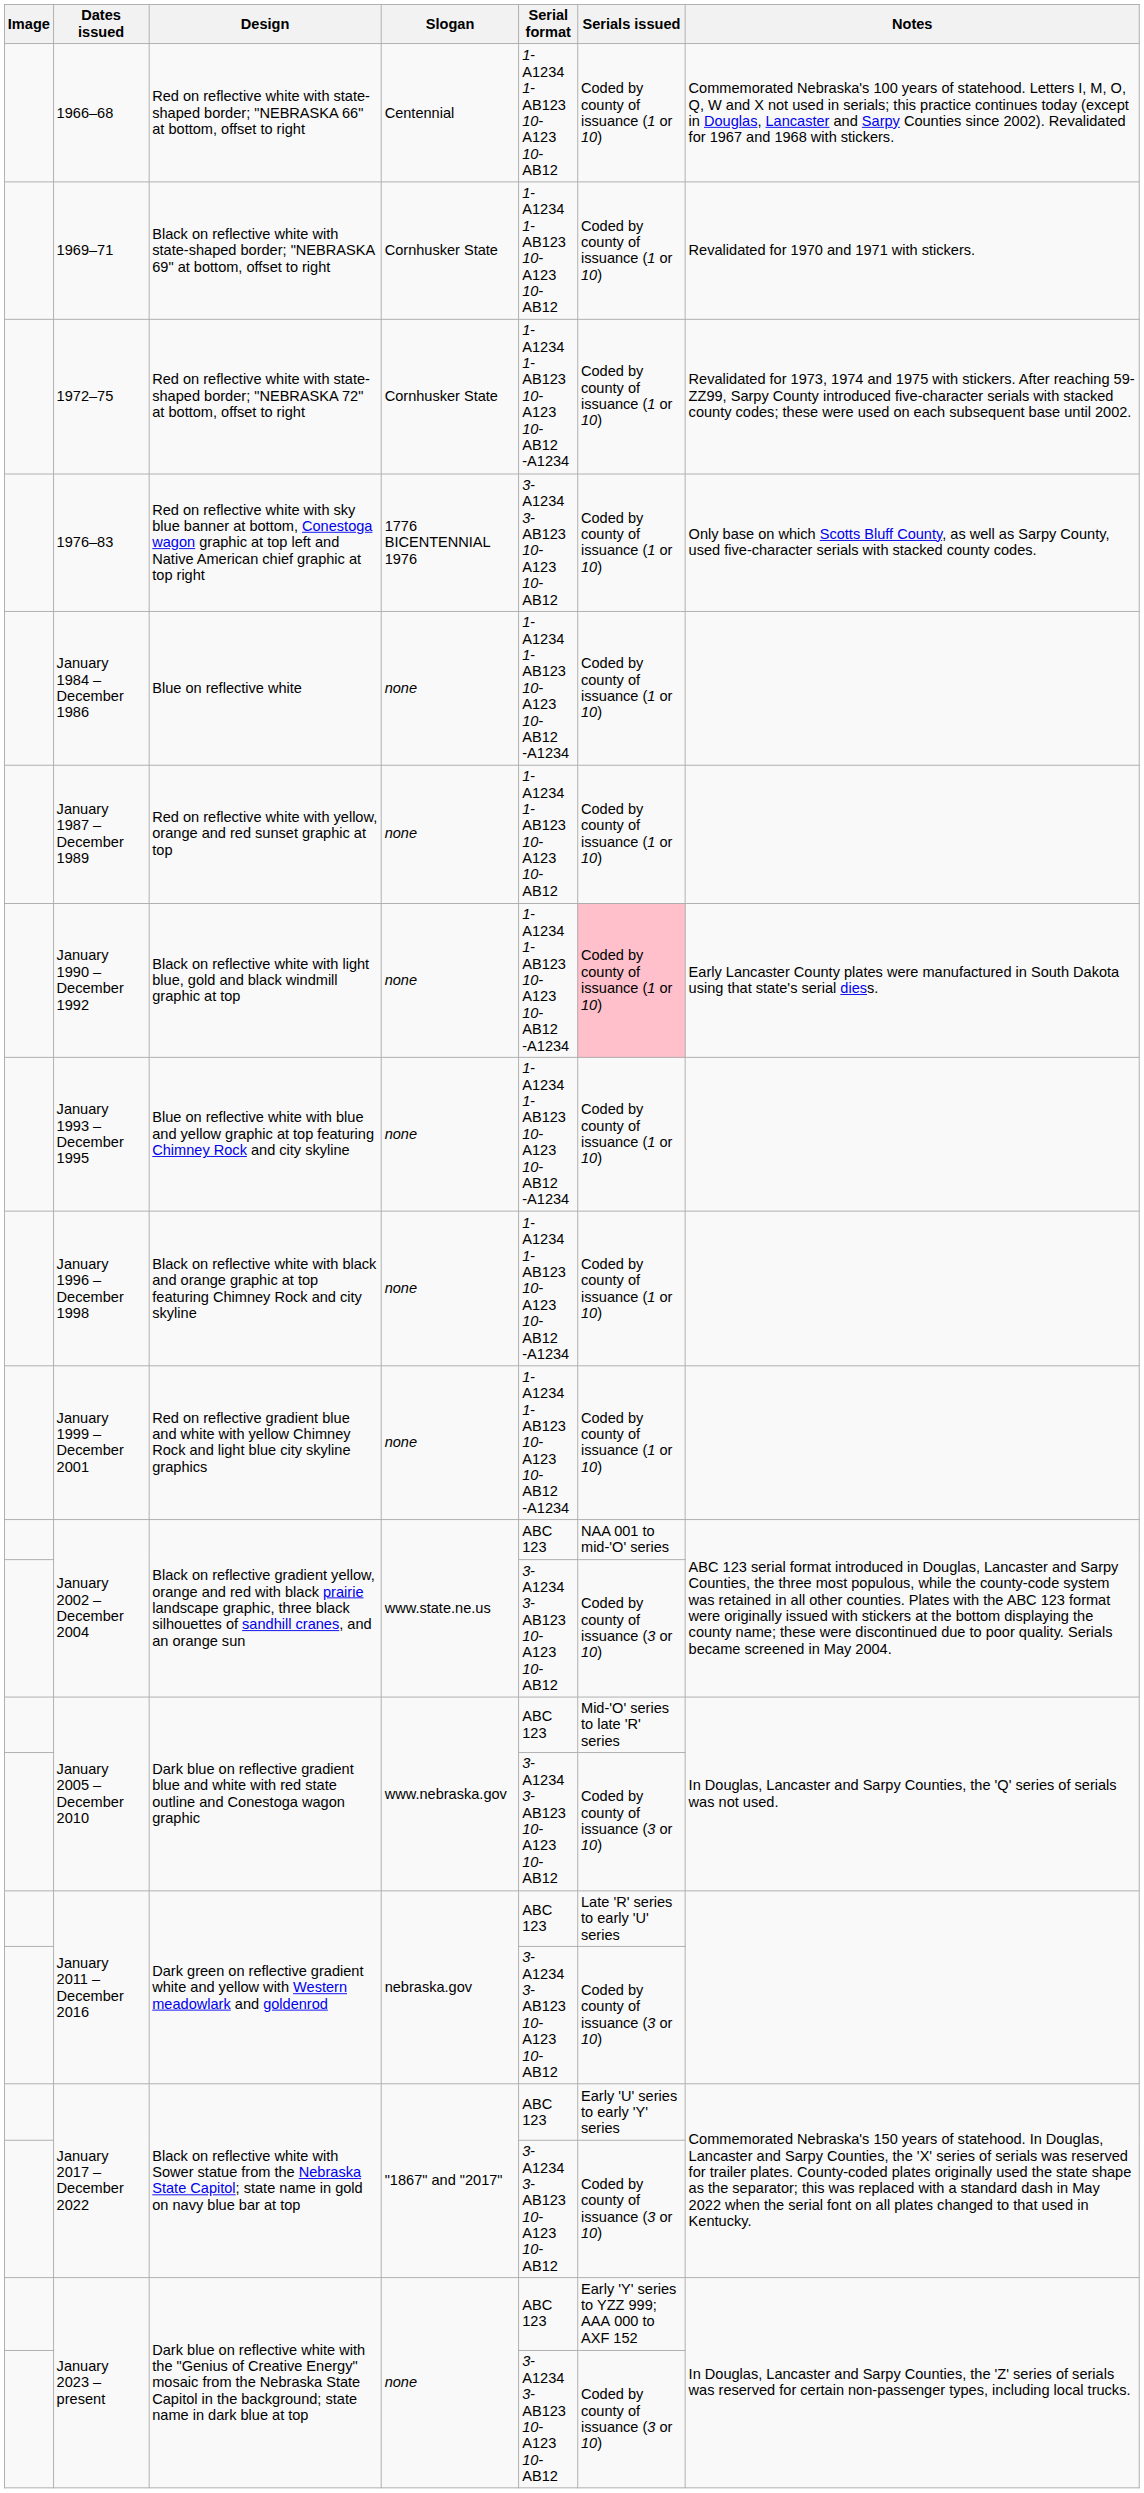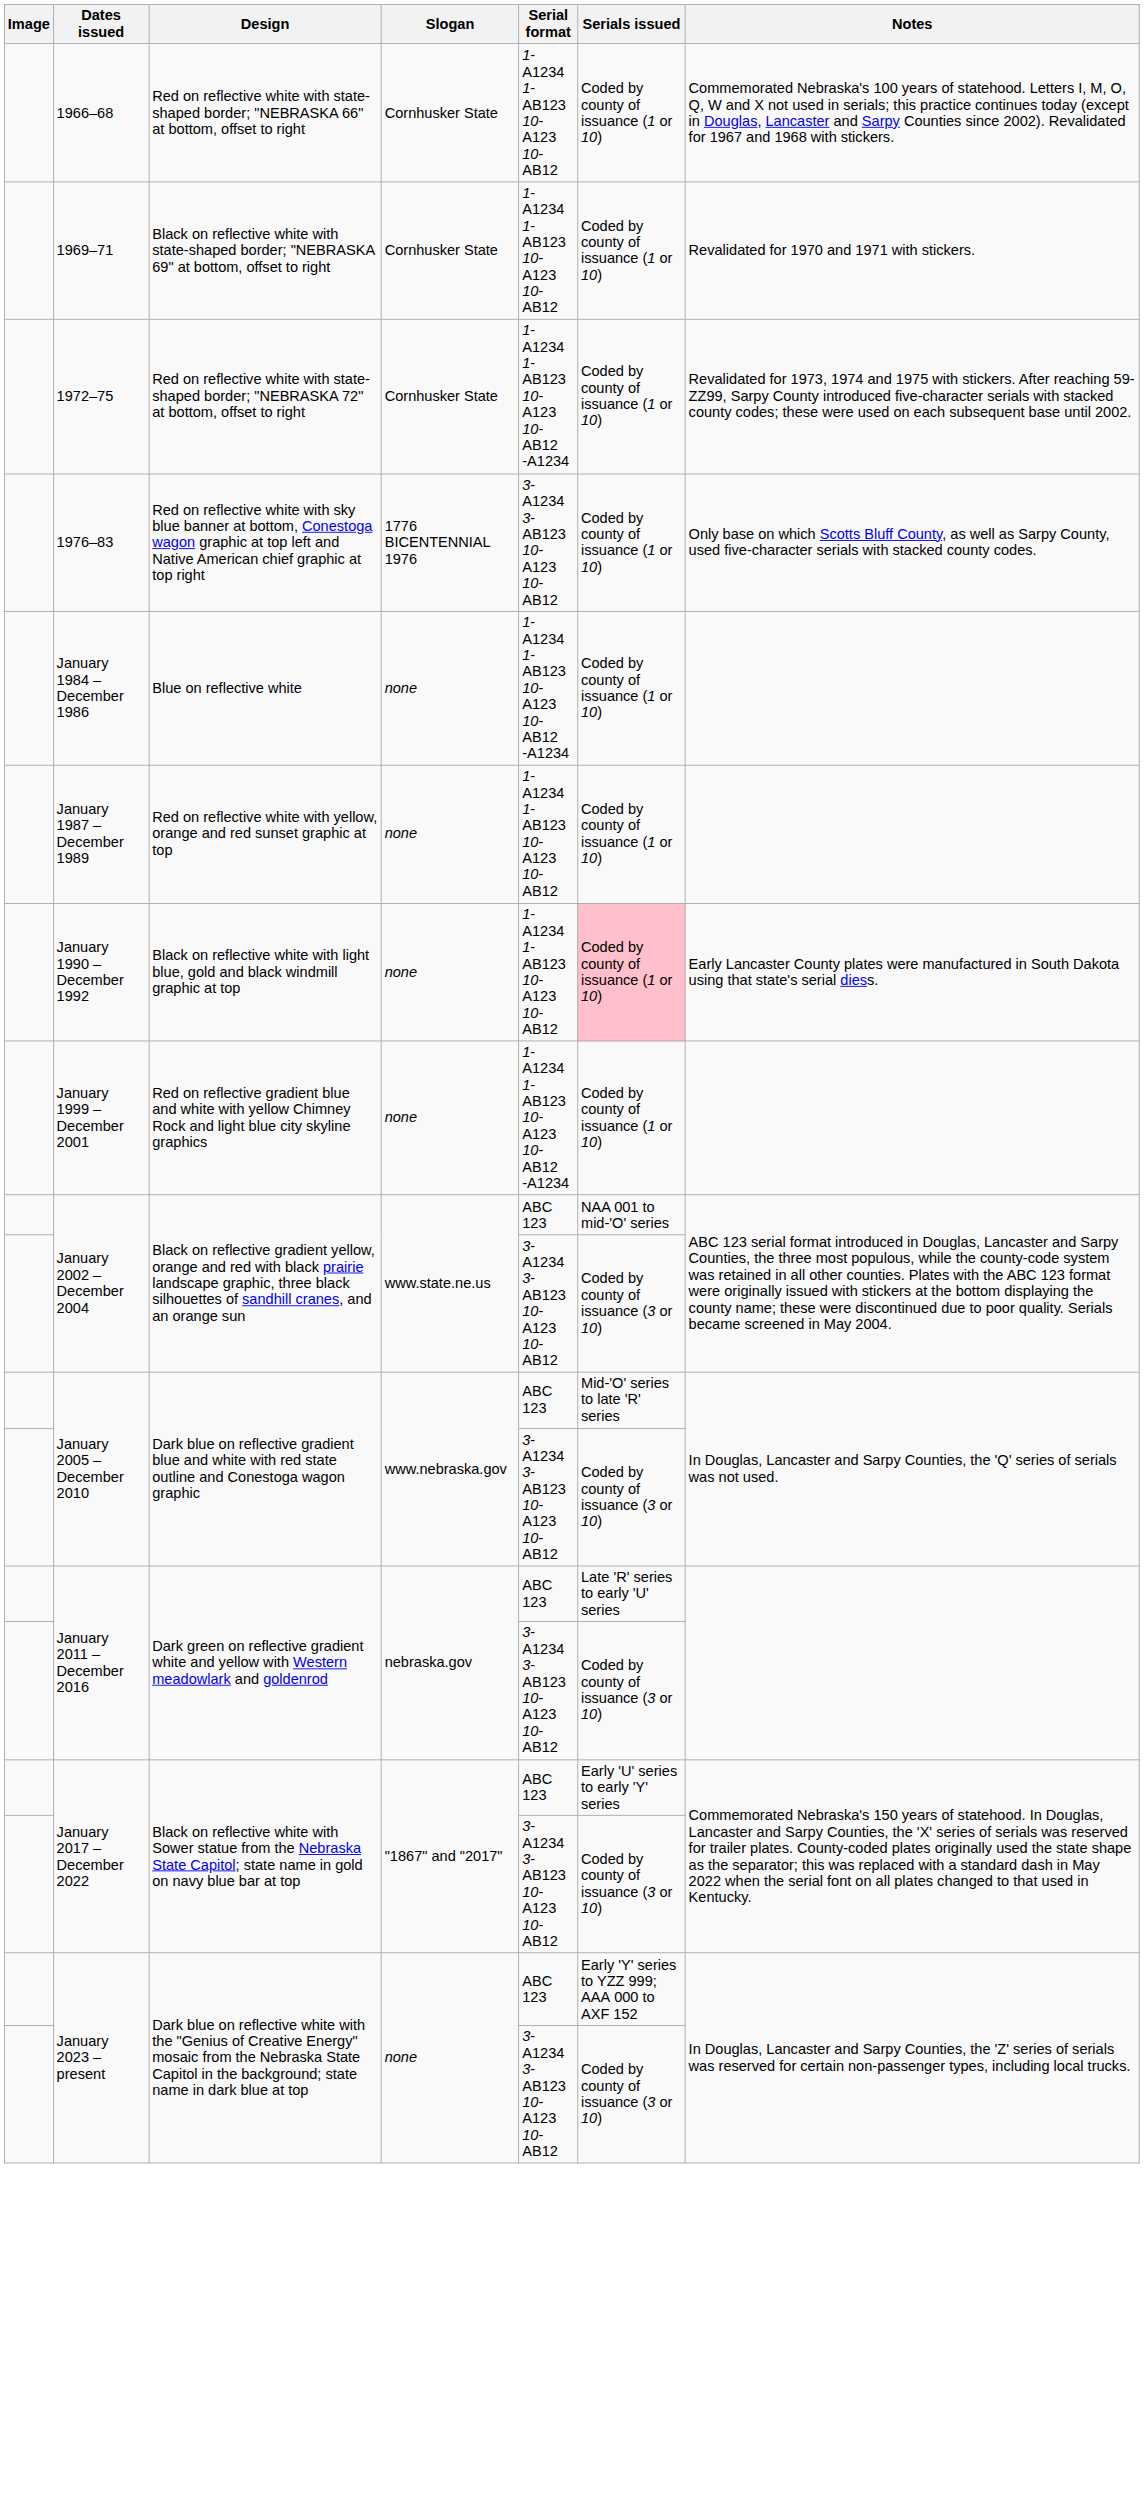(419, 112) Centennial -> (441, 112) Cornhusker State
(546, 980) 1-A1234 1-AB123 10-A123 10-AB12 -A1234 -> (544, 972) 1-A1234 1-AB123 10-A123 10-AB12
- row: (90, 1134)
- row: (90, 1288)
